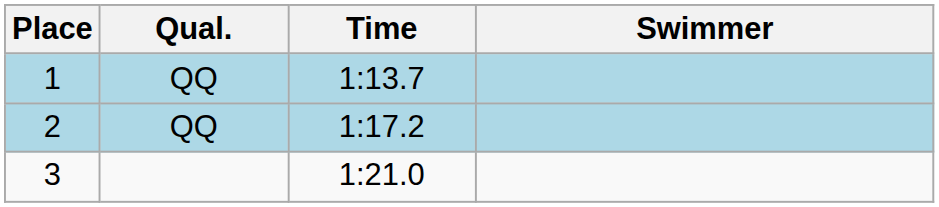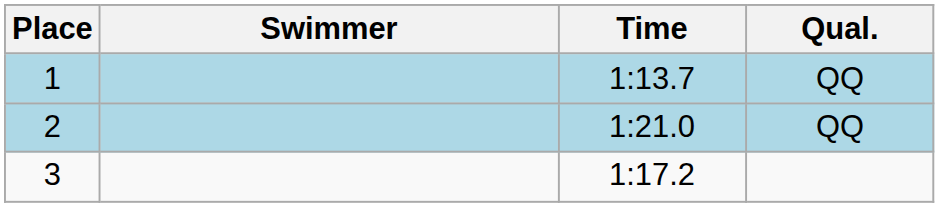columns swapped: (705, 28) <-> (194, 28)
(382, 126) 1:17.2 -> (652, 126) 1:21.0
(382, 175) 1:21.0 -> (652, 175) 1:17.2
